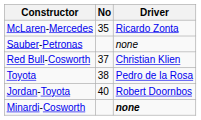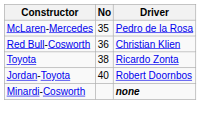(147, 28) Ricardo Zonta -> (154, 28) Pedro de la Rosa
- row: (45, 44)
(103, 60) 37 -> (103, 44) 36
(154, 76) Pedro de la Rosa -> (147, 60) Ricardo Zonta
